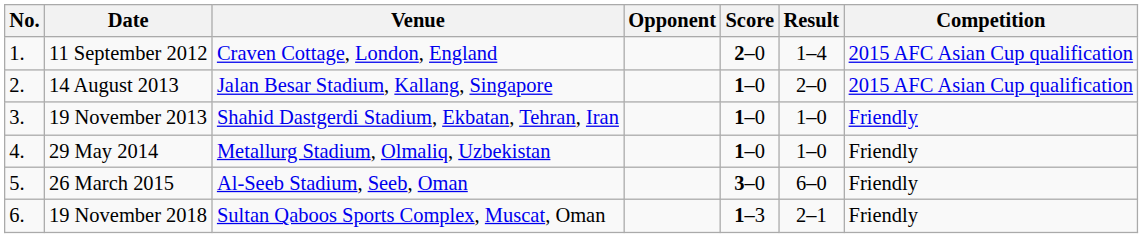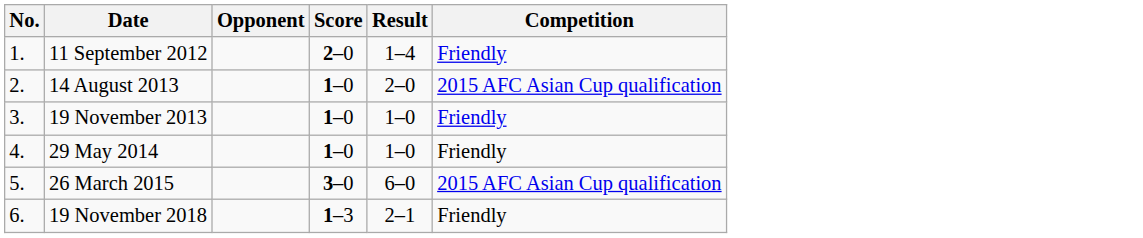- column: (418, 20)
(991, 53) 2015 AFC Asian Cup qualification -> (472, 53) Friendly
(883, 183) Friendly -> (579, 183) 2015 AFC Asian Cup qualification
